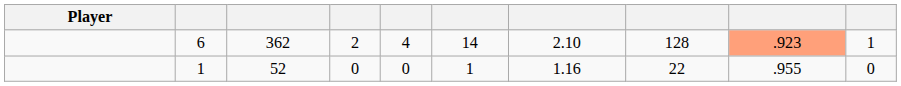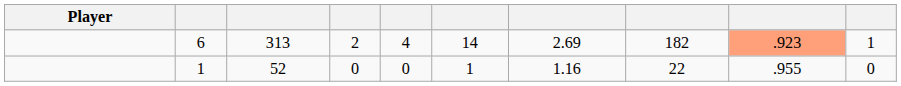(278, 42) 362 -> (278, 42) 313
(567, 42) 2.10 -> (567, 42) 2.69
(677, 42) 128 -> (677, 42) 182
